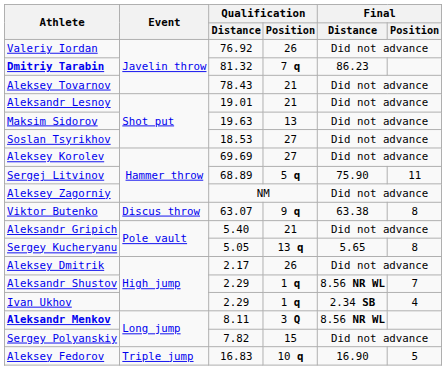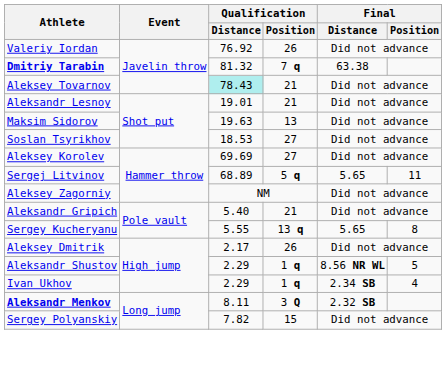(353, 66) 86.23 -> (353, 66) 63.38
(236, 84) no background -> (236, 84) paleturquoise background
(353, 175) 75.90 -> (353, 175) 5.65
- row: (52, 211)
(236, 247) 5.05 -> (236, 229) 5.55
(415, 283) 7 -> (415, 265) 5
(353, 319) 8.56 NR WL -> (353, 301) 2.32 SB
- row: (56, 356)
